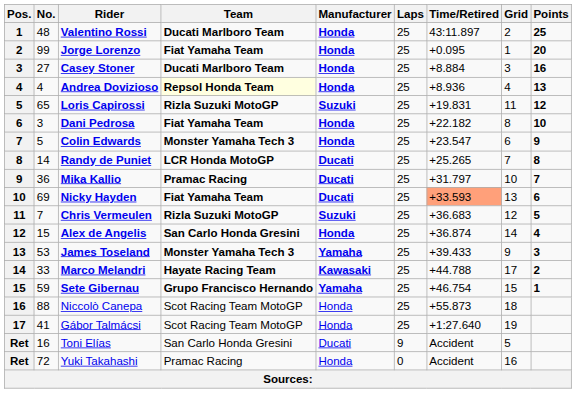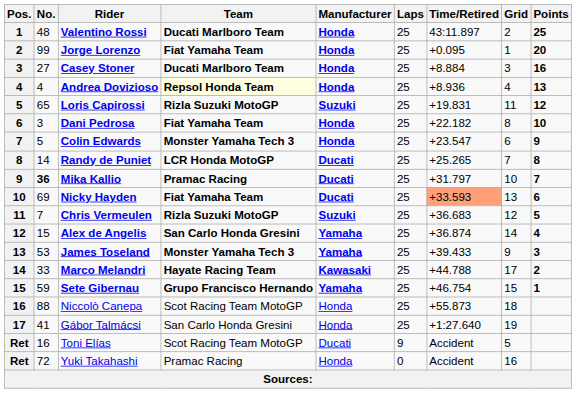(43, 178) normal -> (43, 178) bold
(336, 233) Honda -> (340, 233) Yamaha
(233, 325) Scot Racing Team MotoGP -> (228, 325) San Carlo Honda Gresini
(228, 343) San Carlo Honda Gresini -> (233, 343) Scot Racing Team MotoGP
